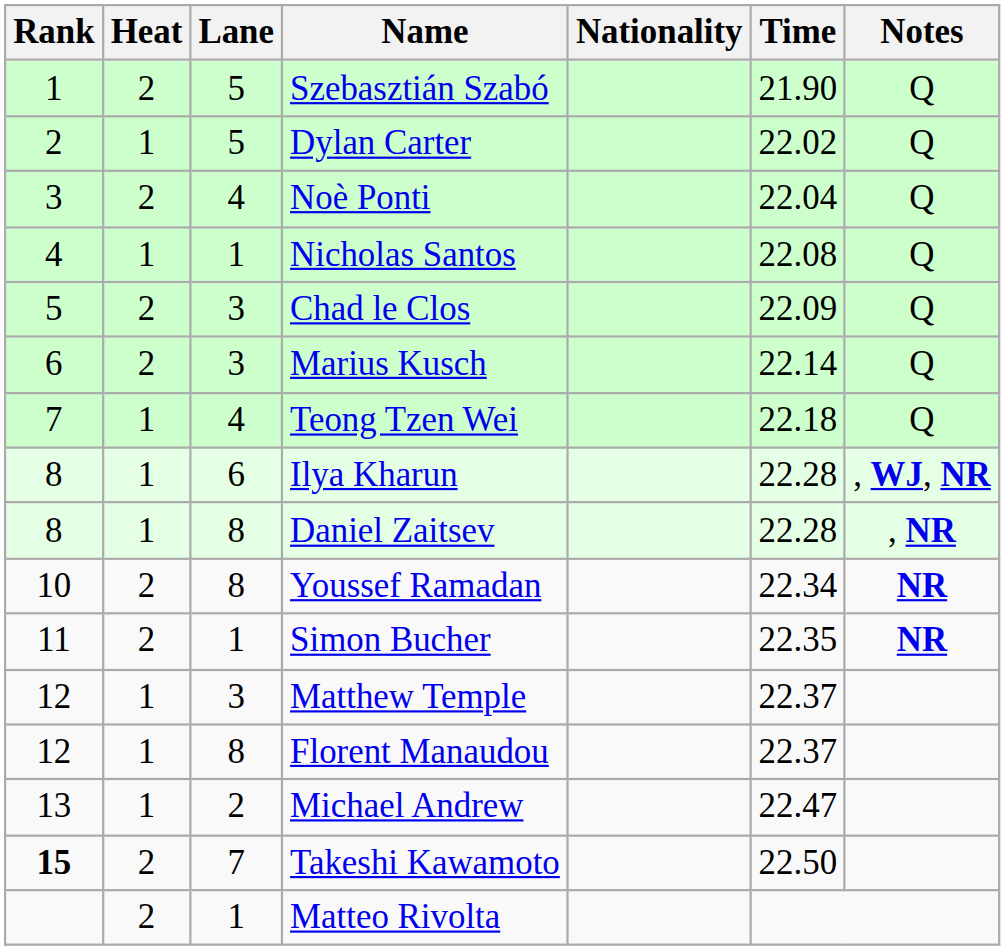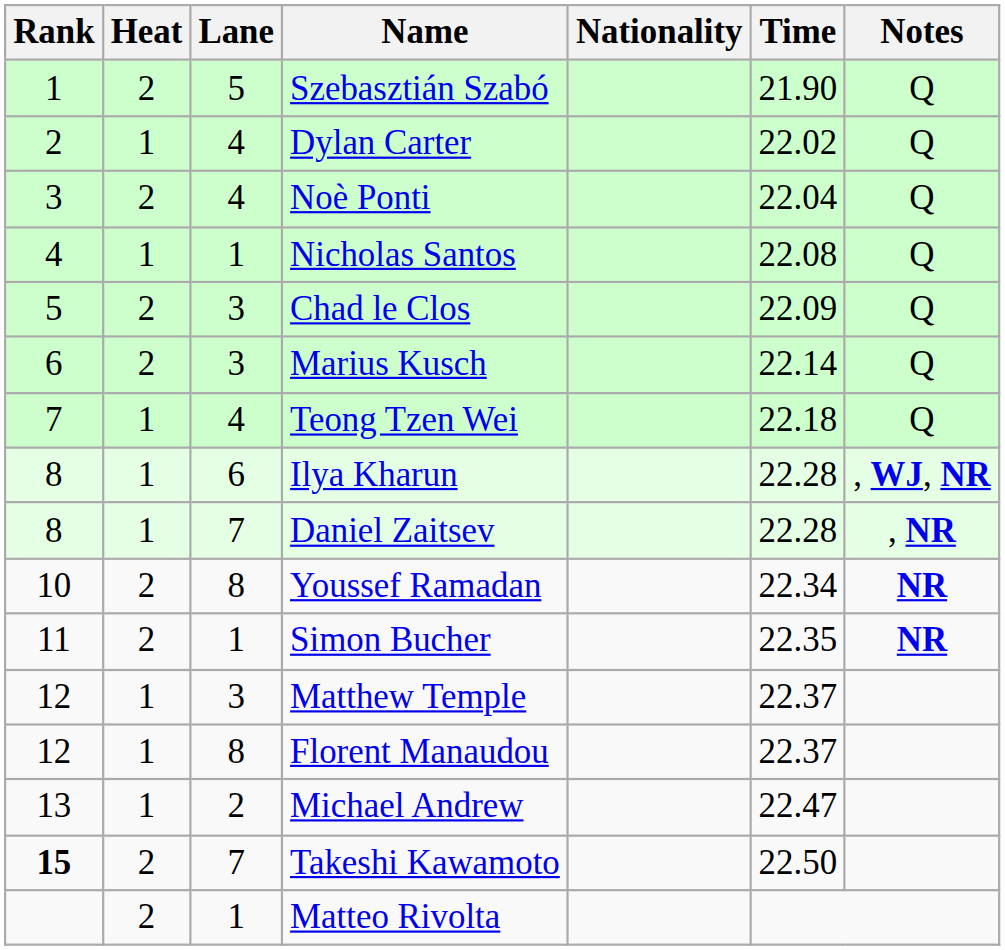(236, 142) 5 -> (236, 142) 4
(236, 530) 8 -> (236, 530) 7
